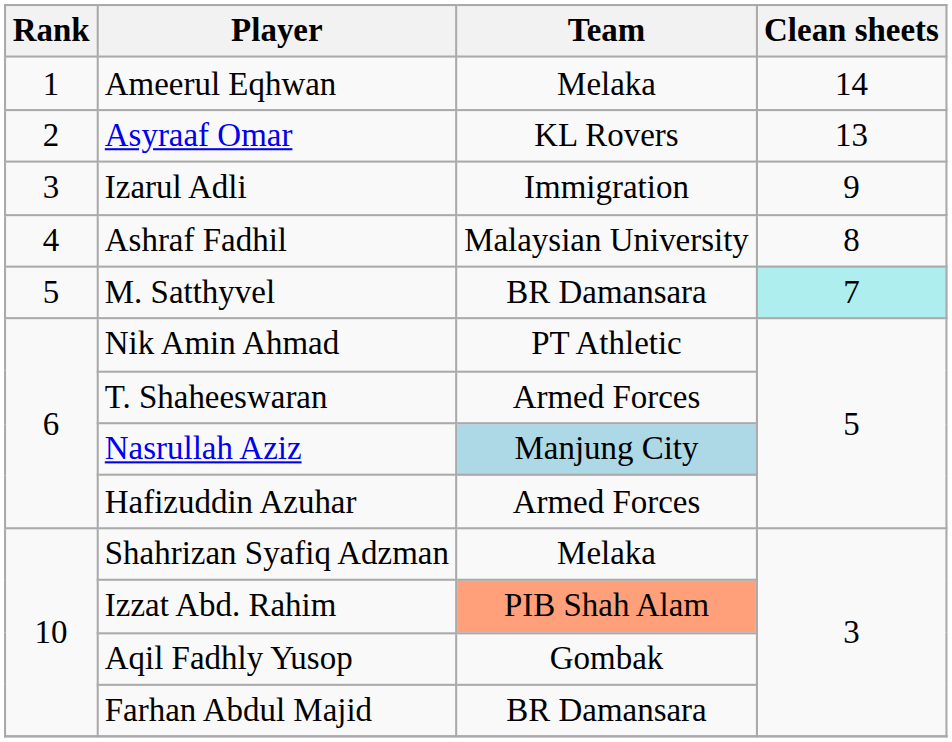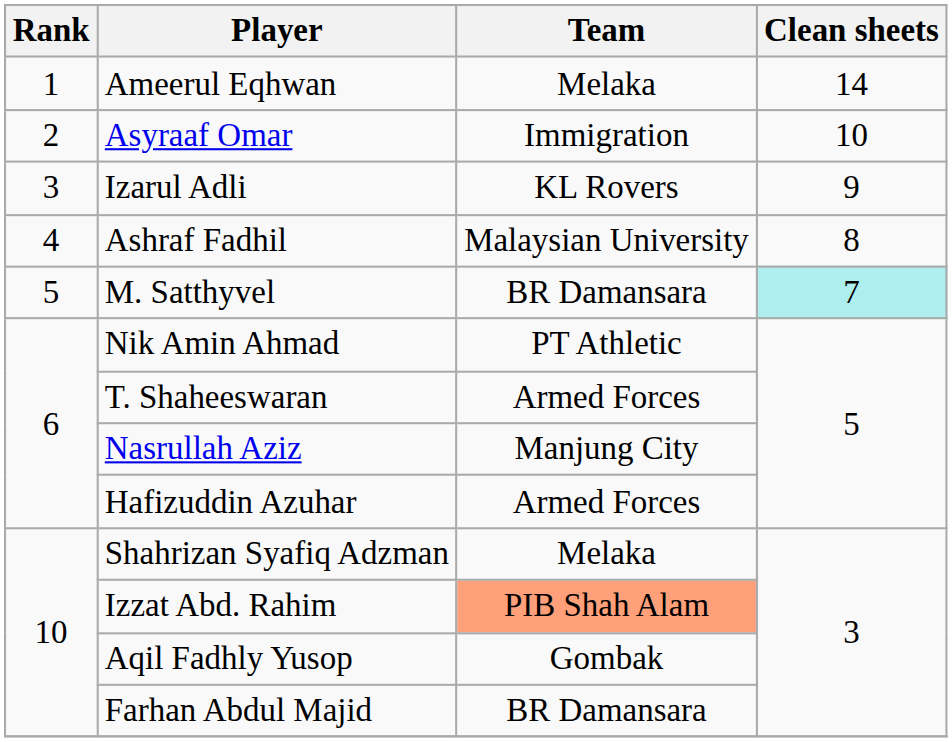(606, 135) KL Rovers -> (607, 135) Immigration
(851, 135) 13 -> (851, 135) 10
(607, 187) Immigration -> (606, 187) KL Rovers
(606, 448) lightblue background -> (606, 448) no background
